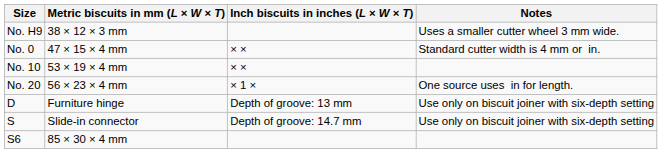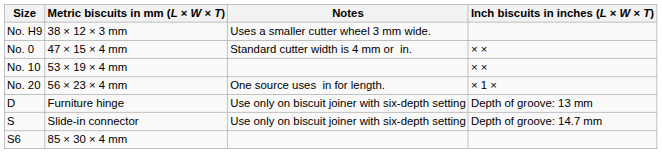columns swapped: (322, 13) <-> (536, 13)
